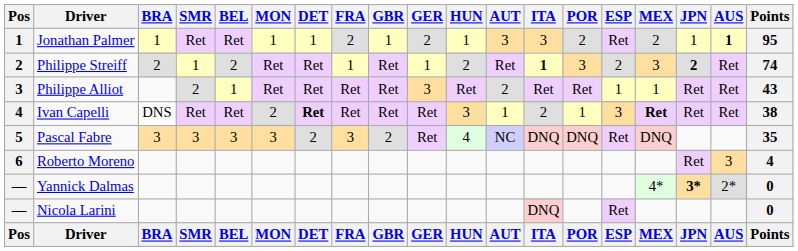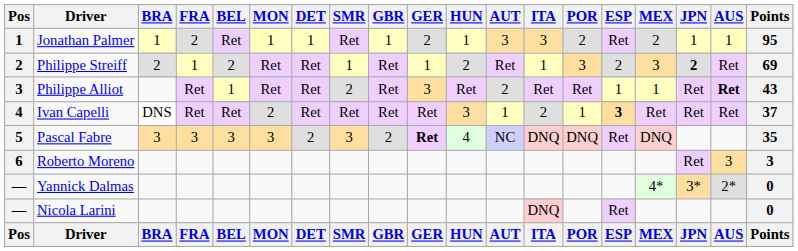columns swapped: (196, 16) <-> (350, 16)
(729, 40) bold -> (729, 40) normal
(543, 64) bold -> (543, 64) normal
(770, 64) 74 -> (770, 64) 69
(729, 88) normal -> (729, 88) bold
(313, 113) bold -> (311, 113) normal
(618, 113) normal -> (618, 113) bold
(656, 113) bold -> (656, 113) normal
(770, 113) 38 -> (770, 113) 37
(427, 137) normal -> (427, 137) bold
(770, 161) 4 -> (770, 161) 3
(694, 185) bold -> (694, 185) normal
